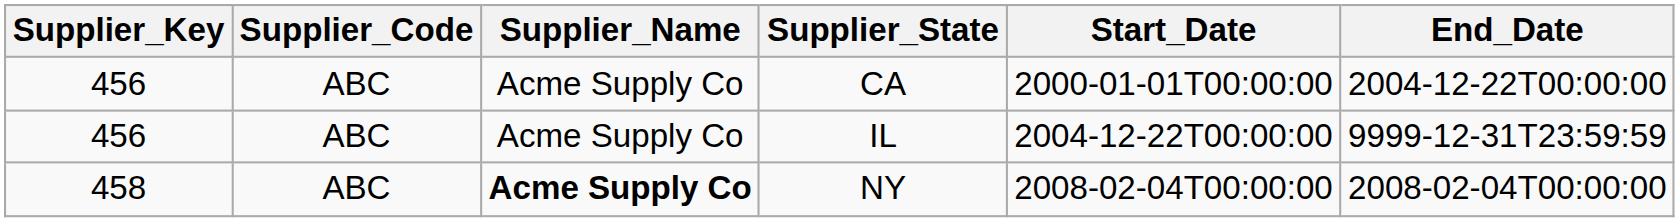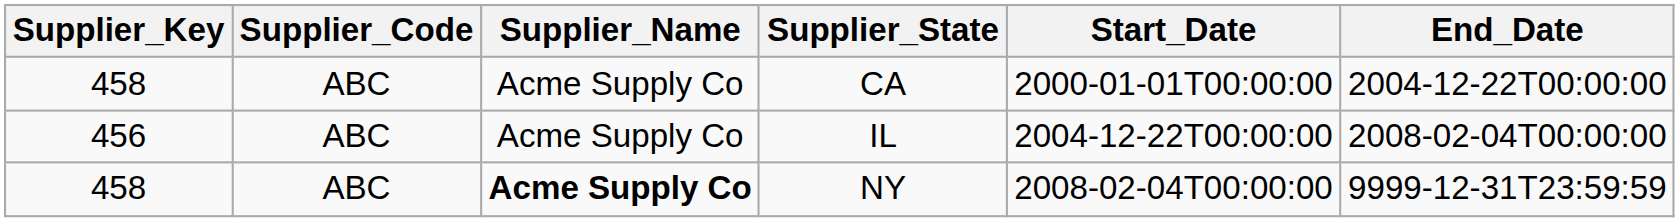(119, 83) 456 -> (119, 83) 458
(1507, 135) 9999-12-31T23:59:59 -> (1507, 135) 2008-02-04T00:00:00
(1507, 188) 2008-02-04T00:00:00 -> (1507, 188) 9999-12-31T23:59:59
